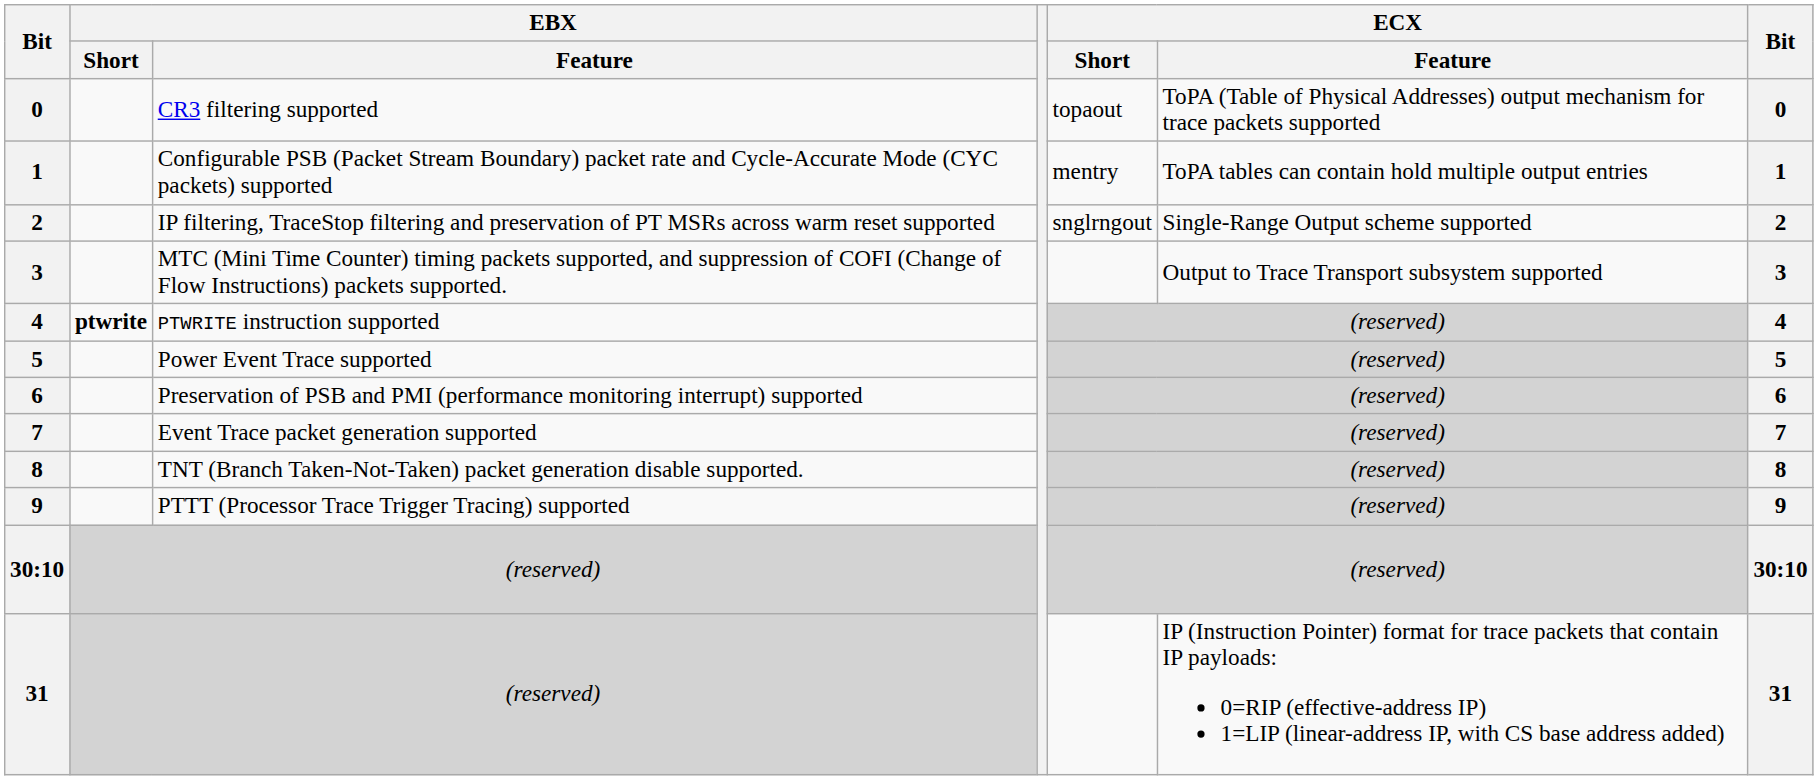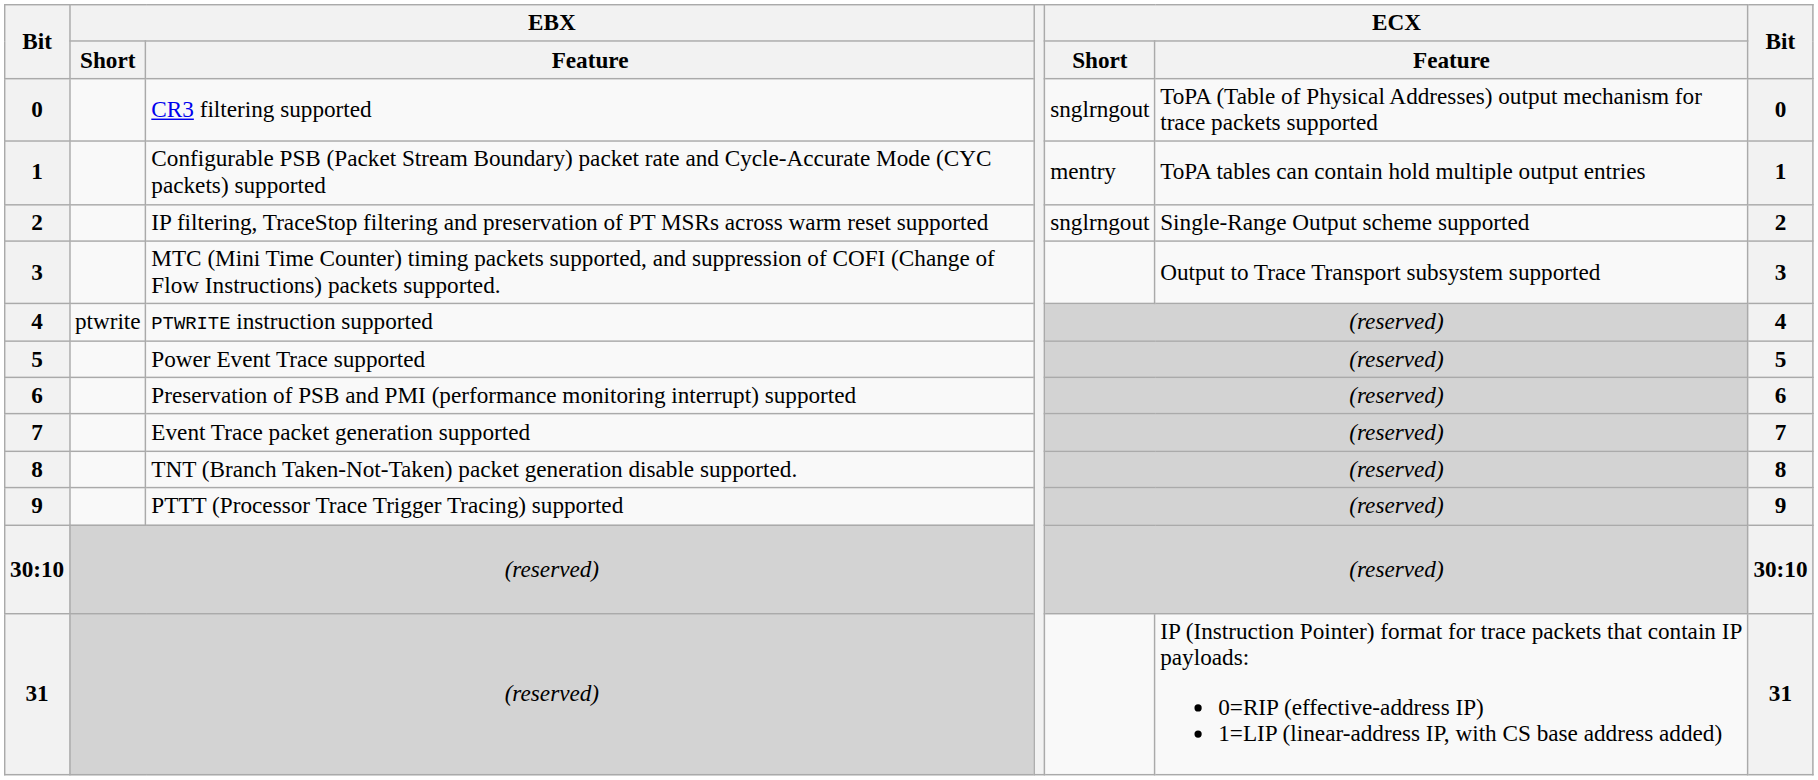(1087, 109) topaout -> (1100, 109) snglrngout
(111, 321) bold -> (108, 321) normal
